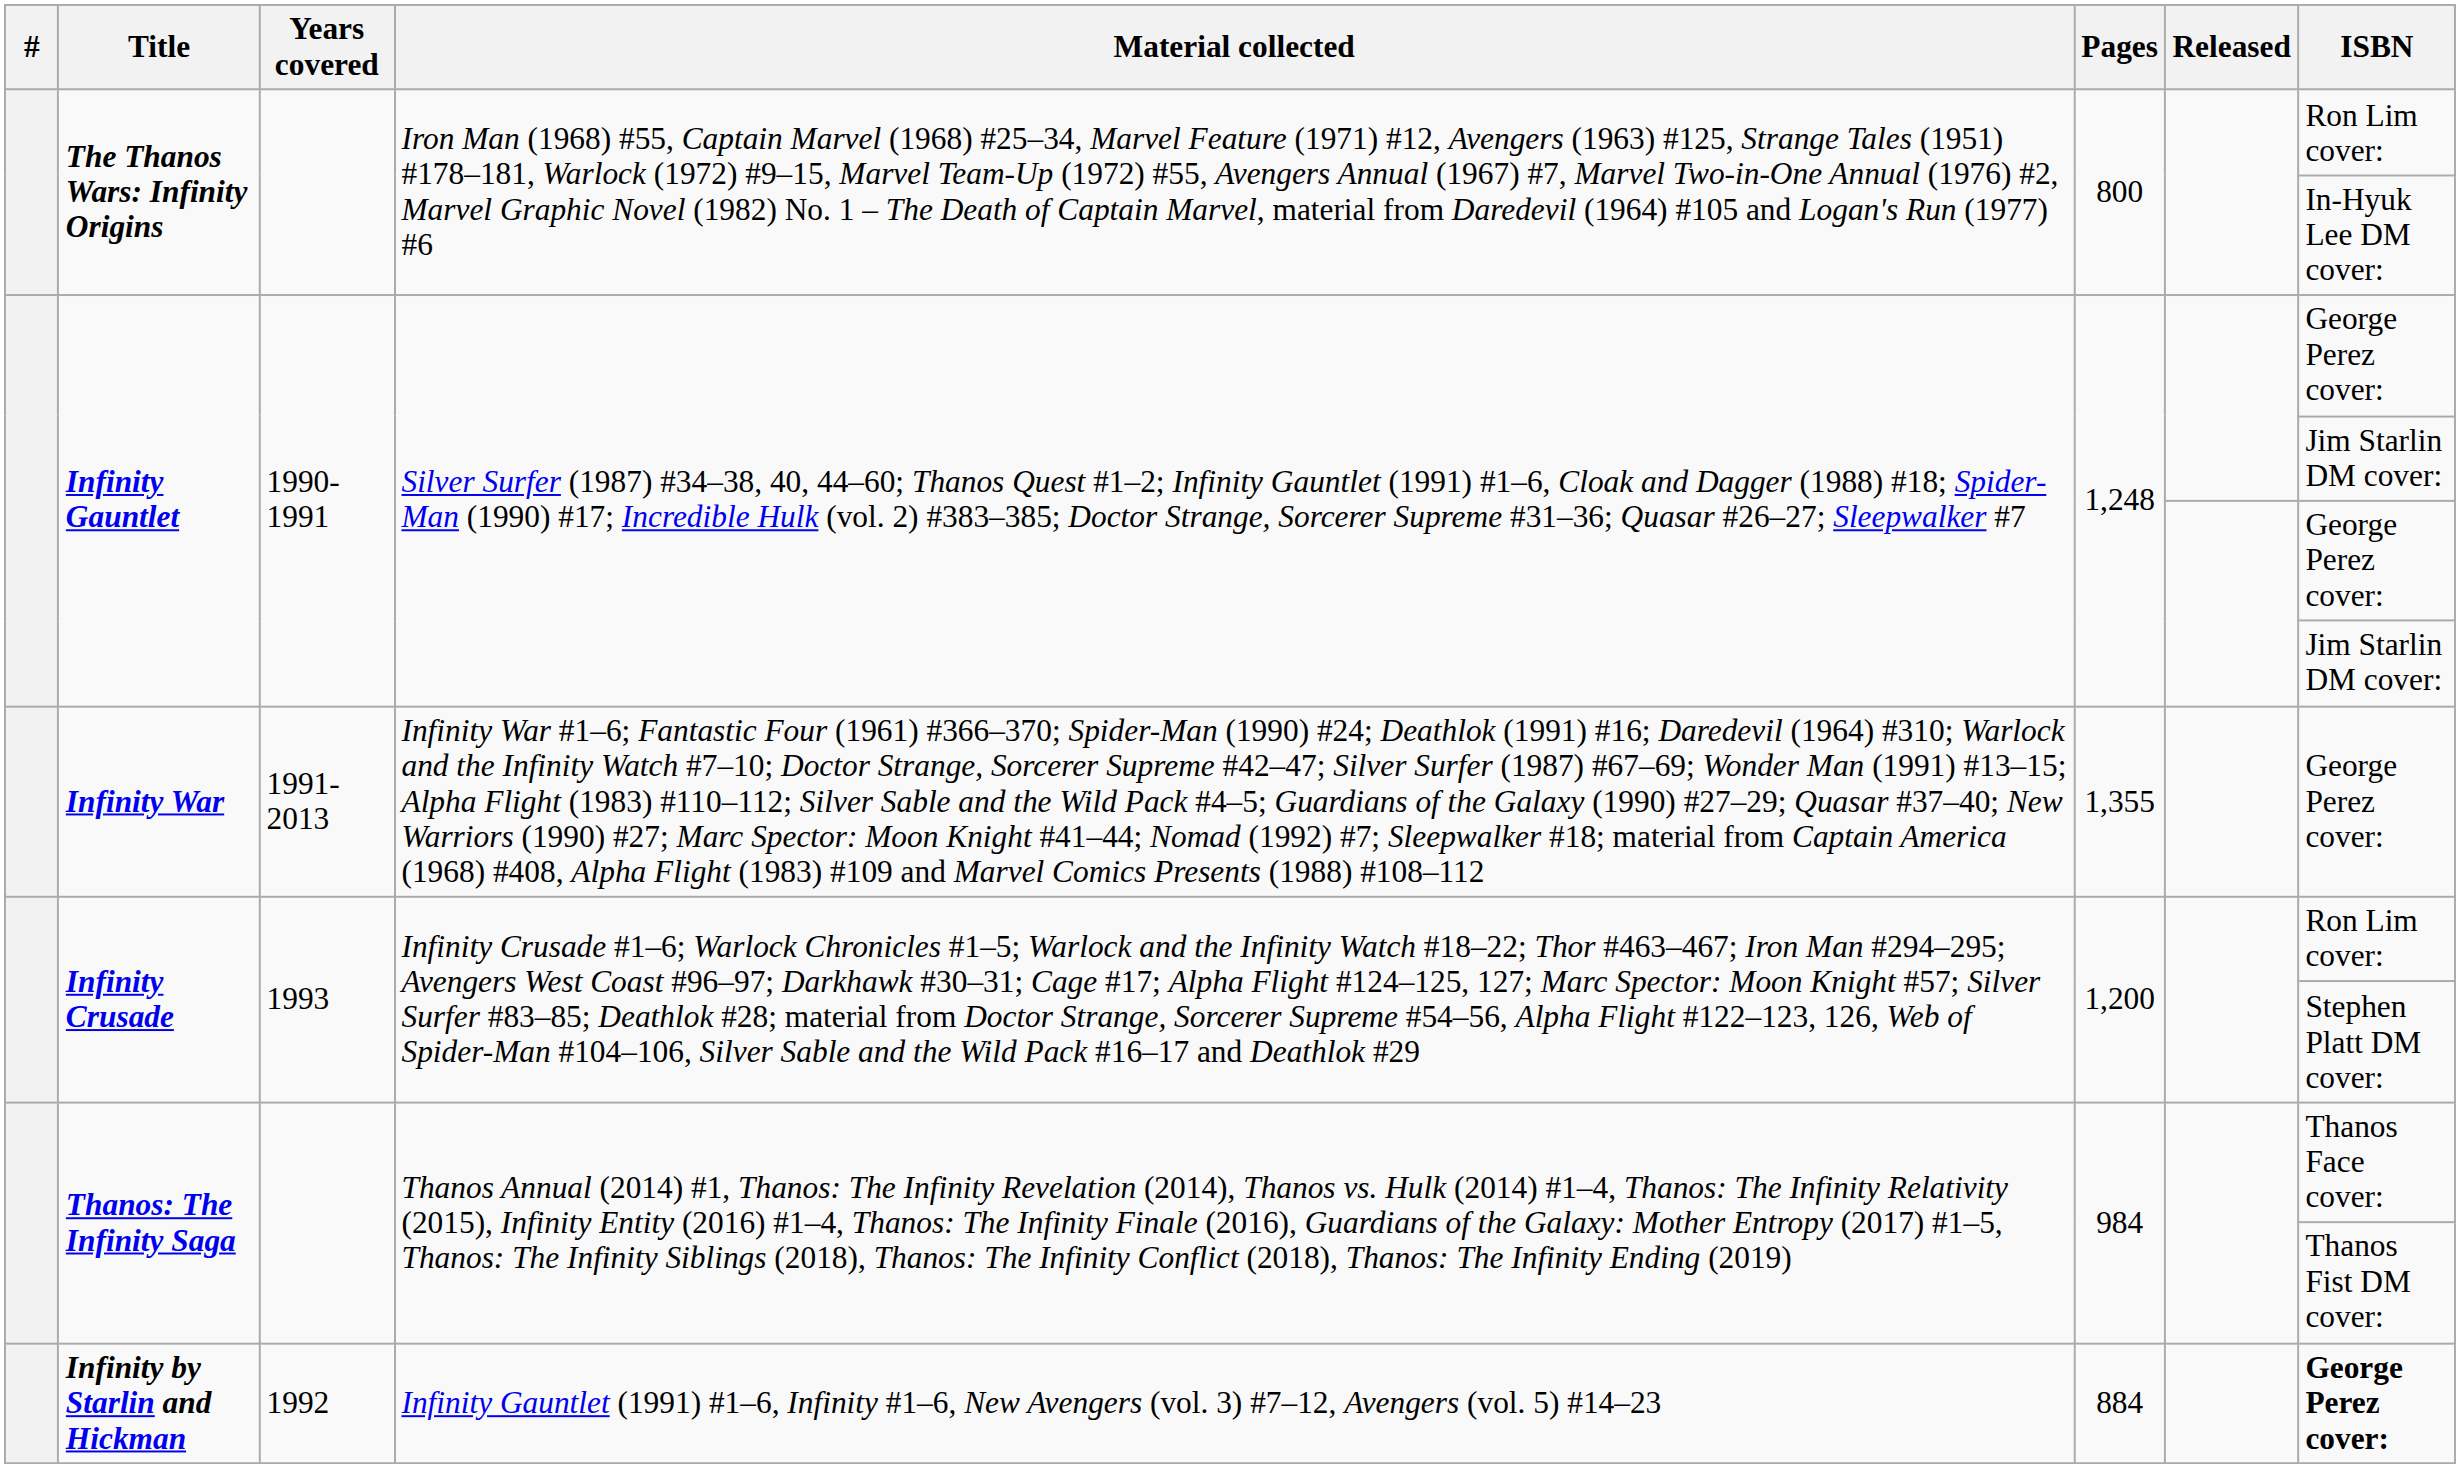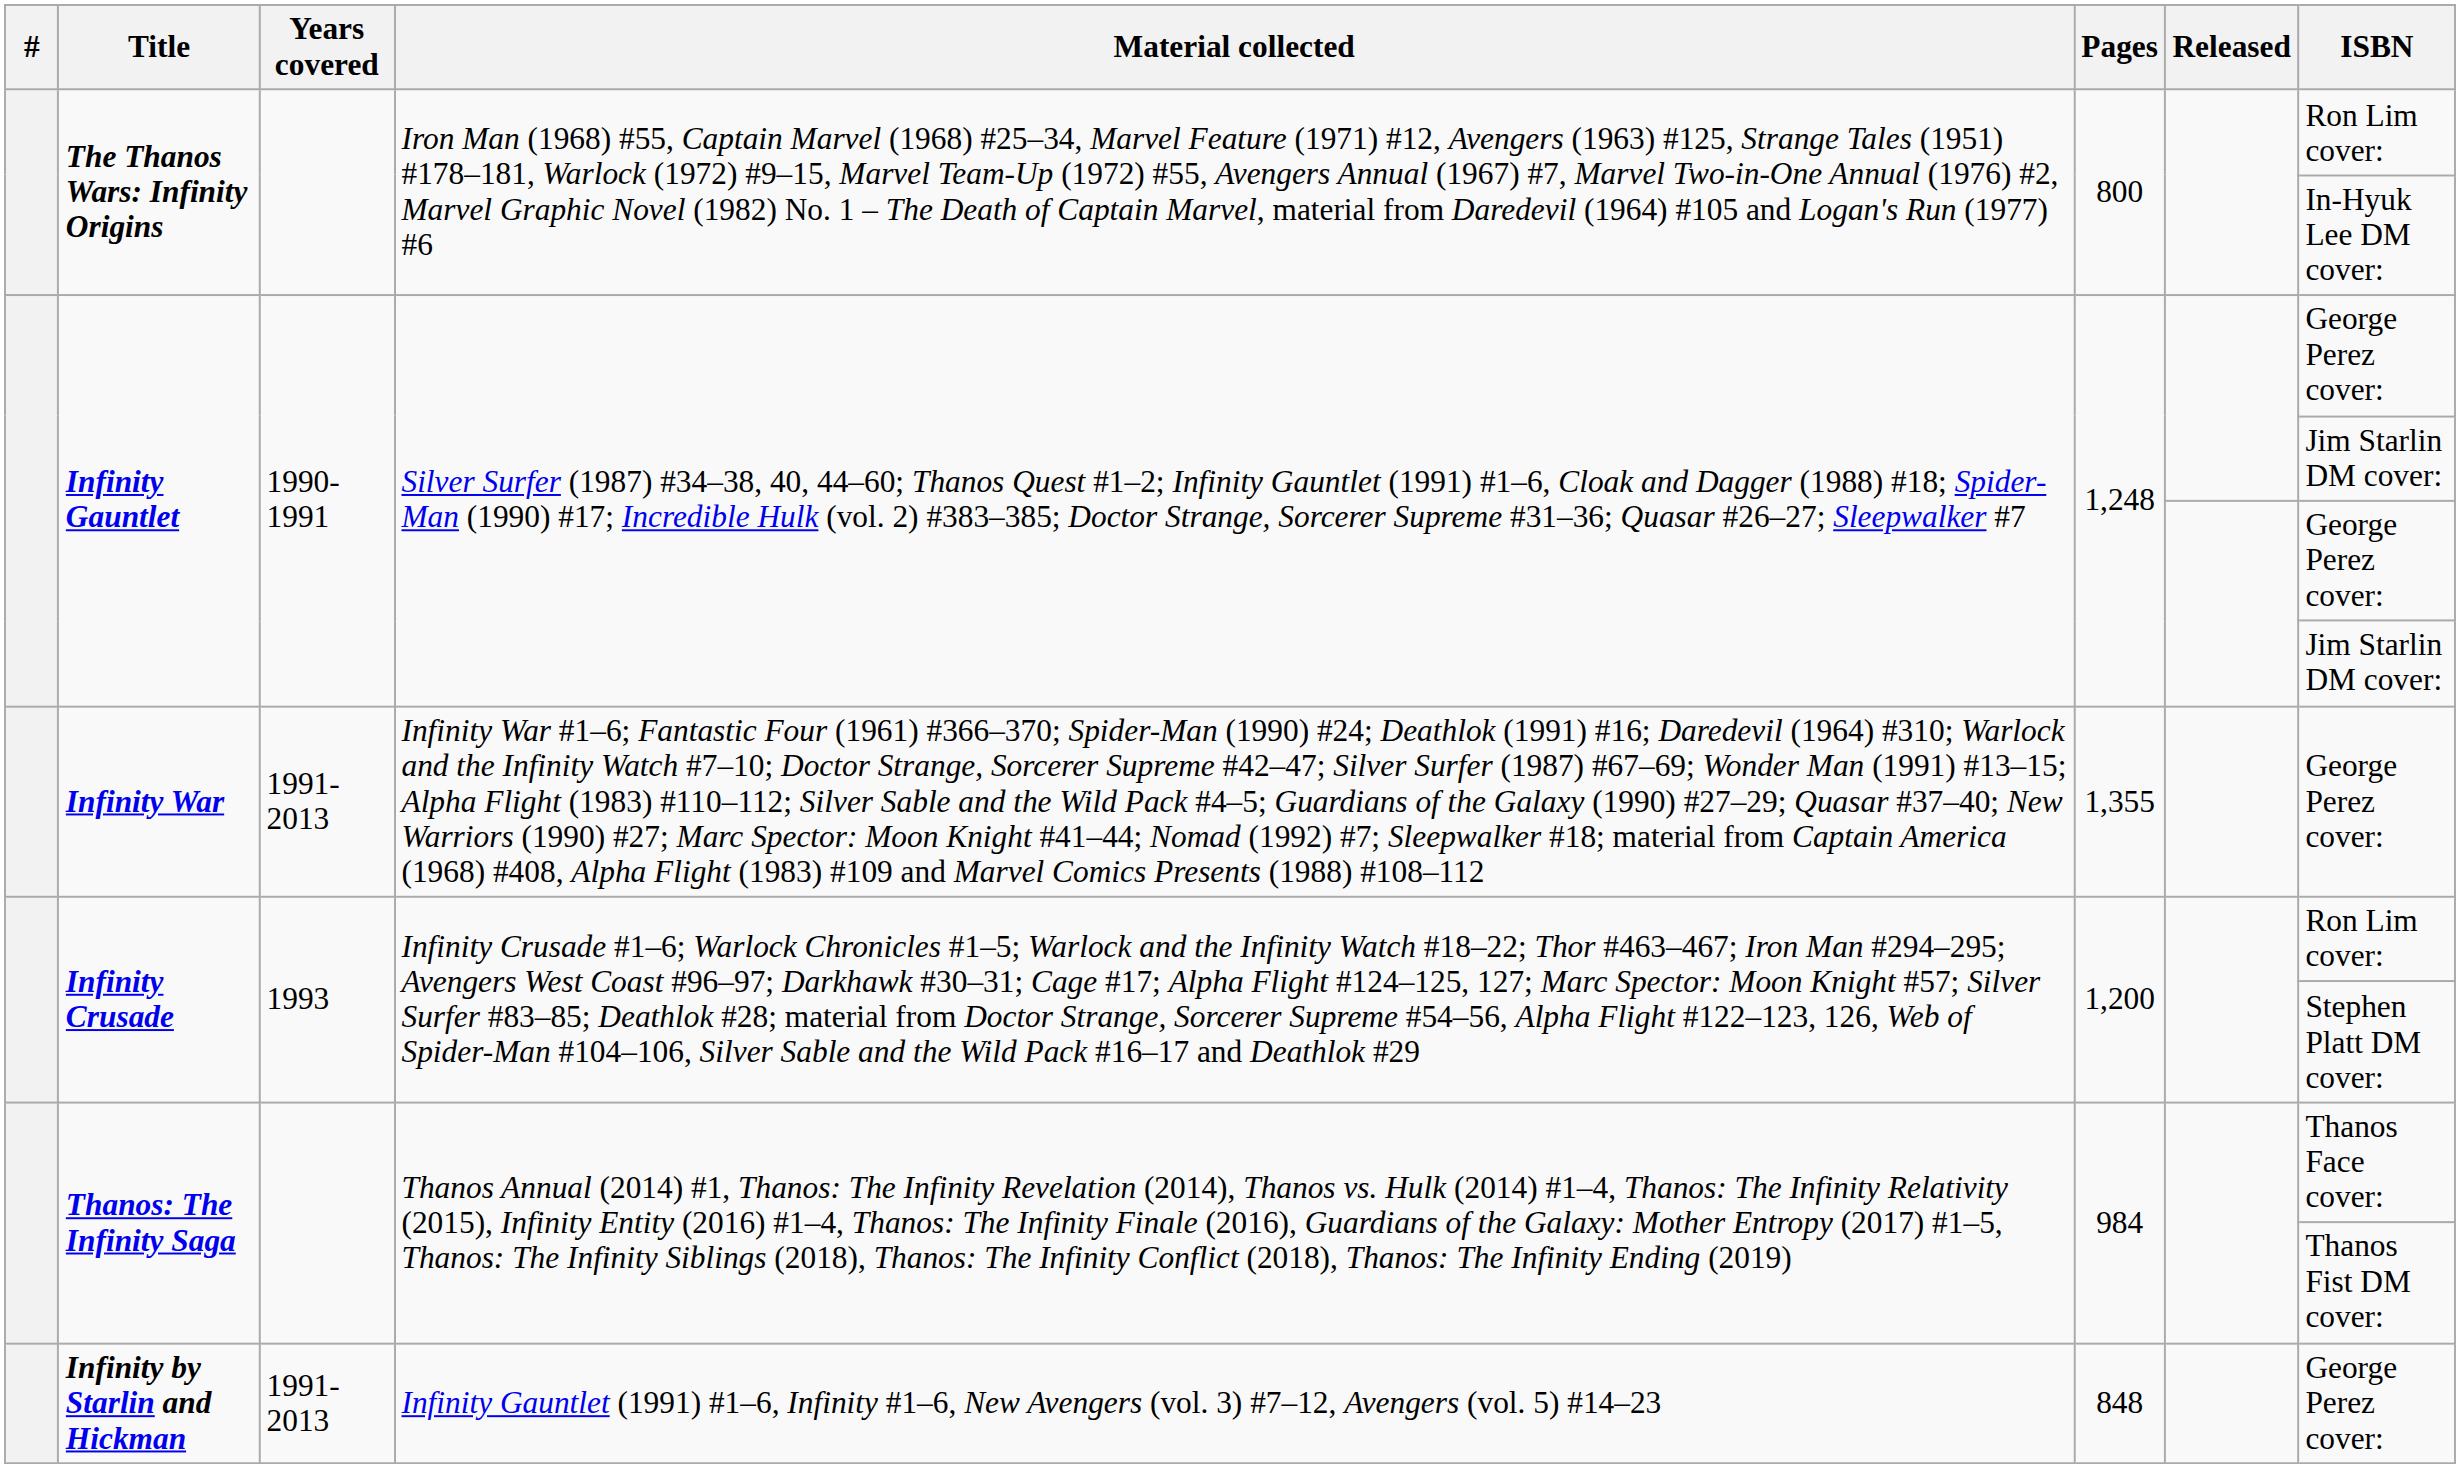(298, 1402) 1992 -> (303, 1402) 1991-2013
(2120, 1402) 884 -> (2120, 1402) 848
(2354, 1402) bold -> (2351, 1402) normal
